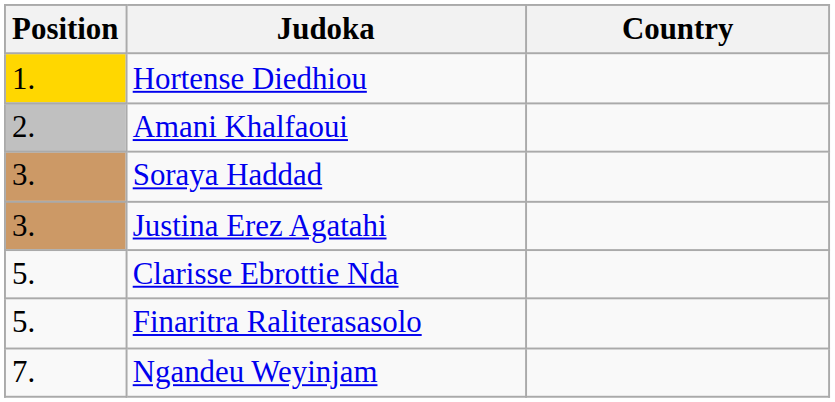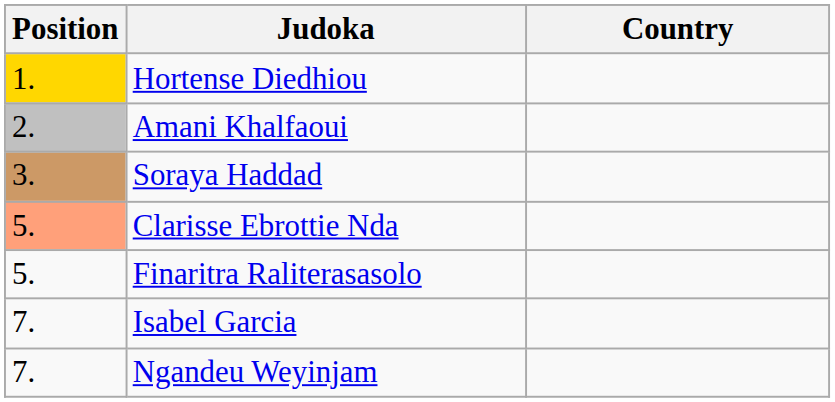- row: (260, 224)
(24, 273) no background -> (24, 224) lightsalmon background
+ row: (215, 322)
